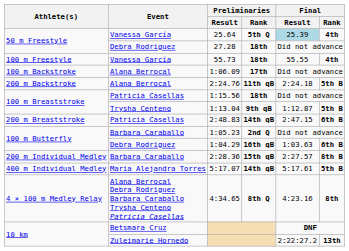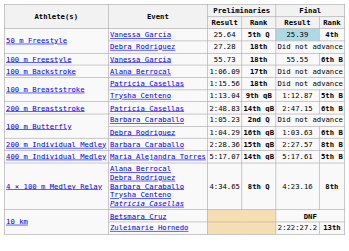(332, 59) 4th -> (332, 59) 6th B
- row: (140, 83)
